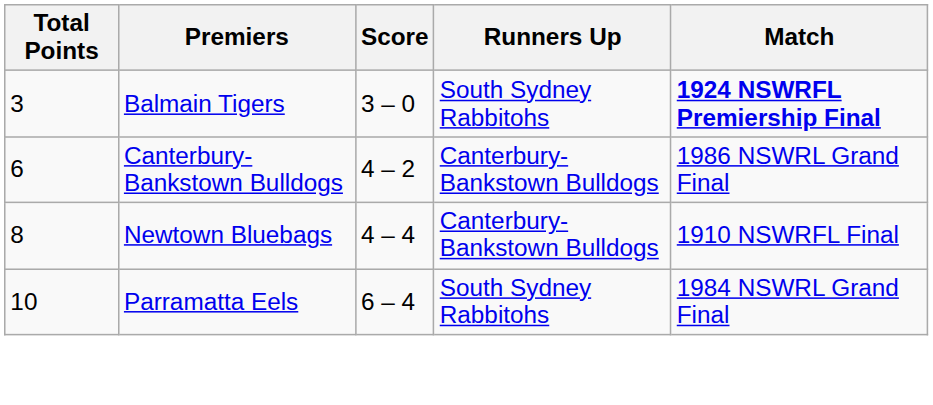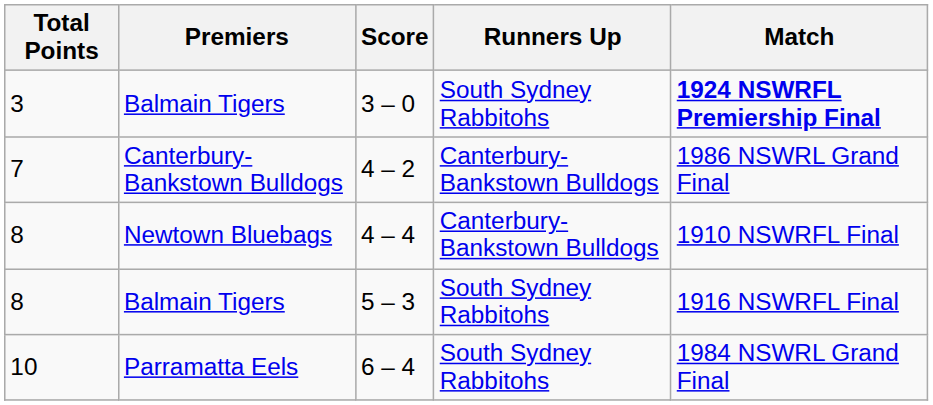(17, 169) 6 -> (17, 169) 7
+ row: (388, 301)
